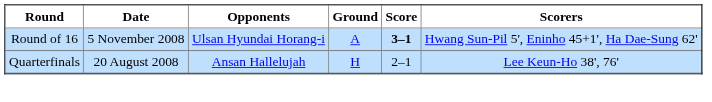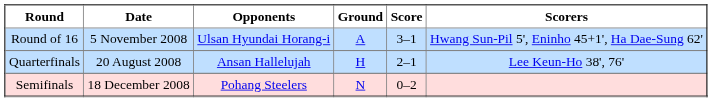(401, 39) bold -> (407, 39) normal
+ row: (44, 84)
